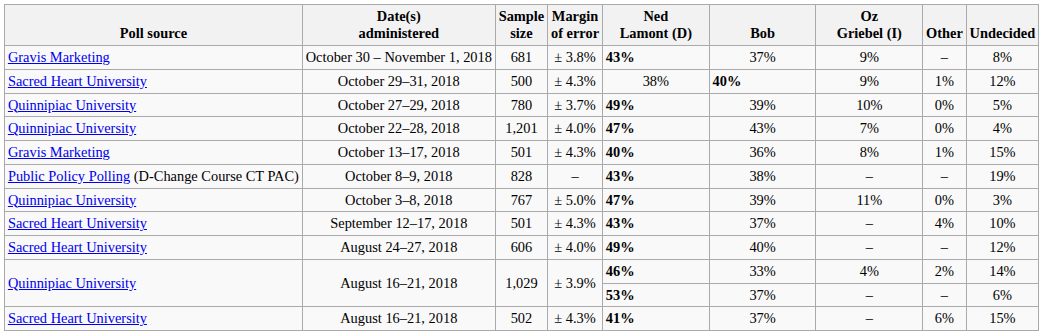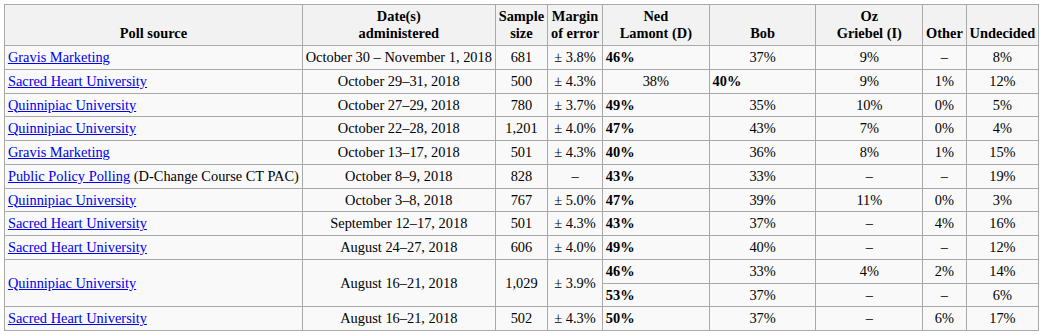(620, 57) 43% -> (620, 57) 46%
(763, 105) 39% -> (763, 105) 35%
(763, 176) 38% -> (763, 176) 33%
(1002, 223) 10% -> (1002, 223) 16%
(620, 318) 41% -> (620, 318) 50%
(1002, 318) 15% -> (1002, 318) 17%
